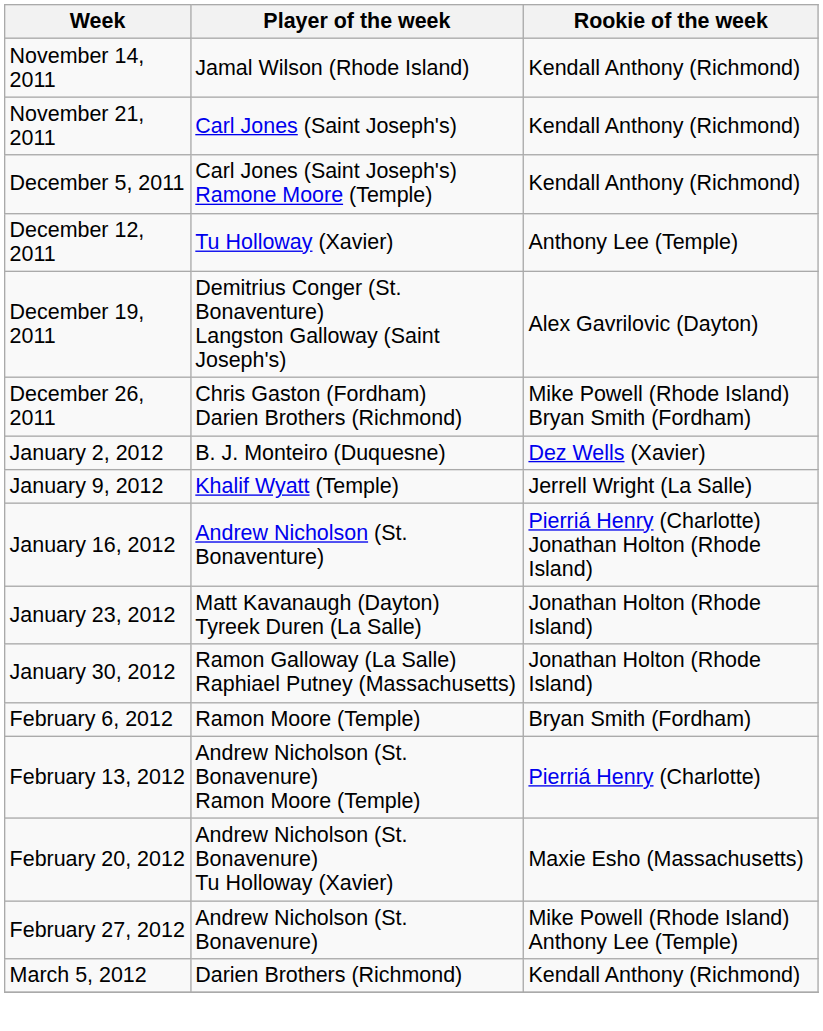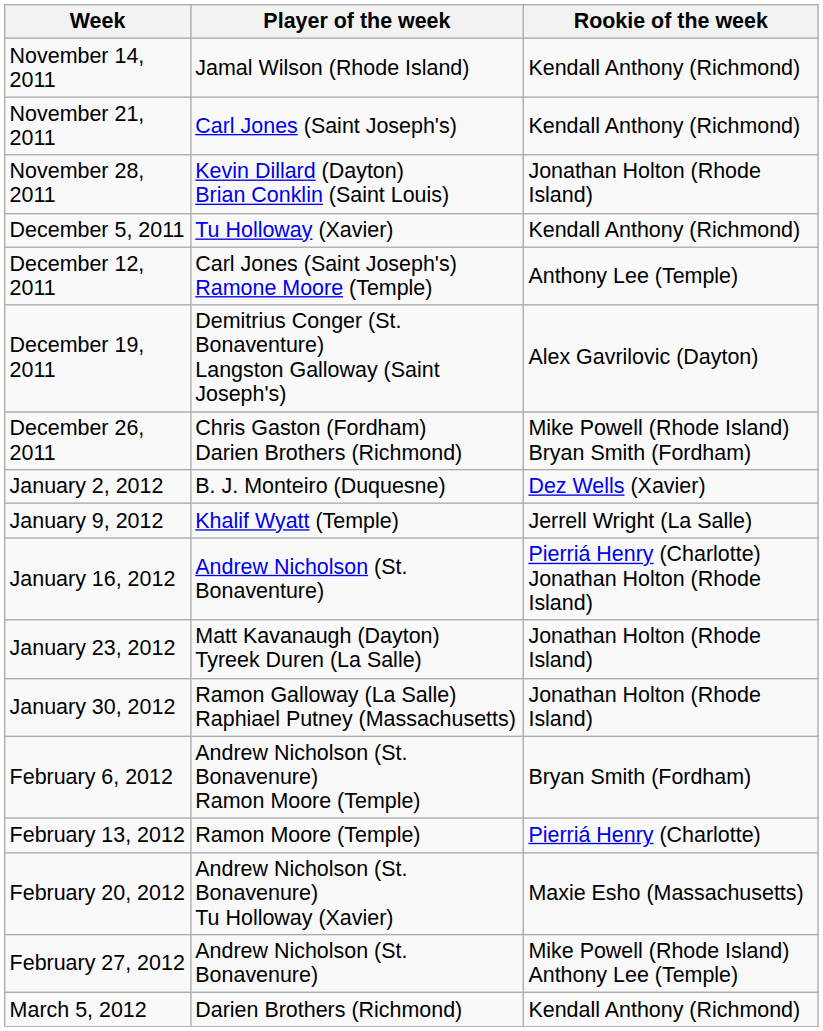+ row: (77, 183)
(326, 183) Carl Jones (Saint Joseph's) Ramone Moore (Temple) -> (294, 229) Tu Holloway (Xavier)
(294, 241) Tu Holloway (Xavier) -> (326, 275) Carl Jones (Saint Joseph's) Ramone Moore (Temple)
(308, 718) Ramon Moore (Temple) -> (308, 777) Andrew Nicholson (St. Bonavenure) Ramon Moore (Temple)
(308, 777) Andrew Nicholson (St. Bonavenure) Ramon Moore (Temple) -> (308, 835) Ramon Moore (Temple)
